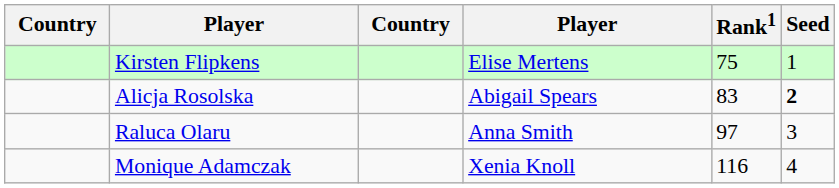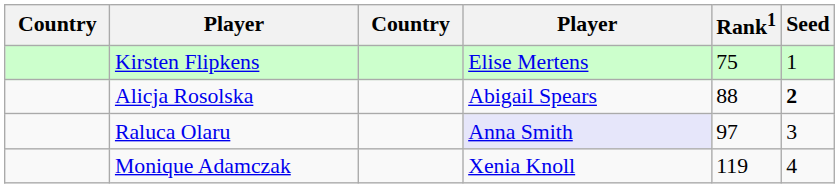(727, 96) 83 -> (727, 96) 88
(520, 131) no background -> (520, 131) lavender background
(732, 165) 116 -> (732, 165) 119
